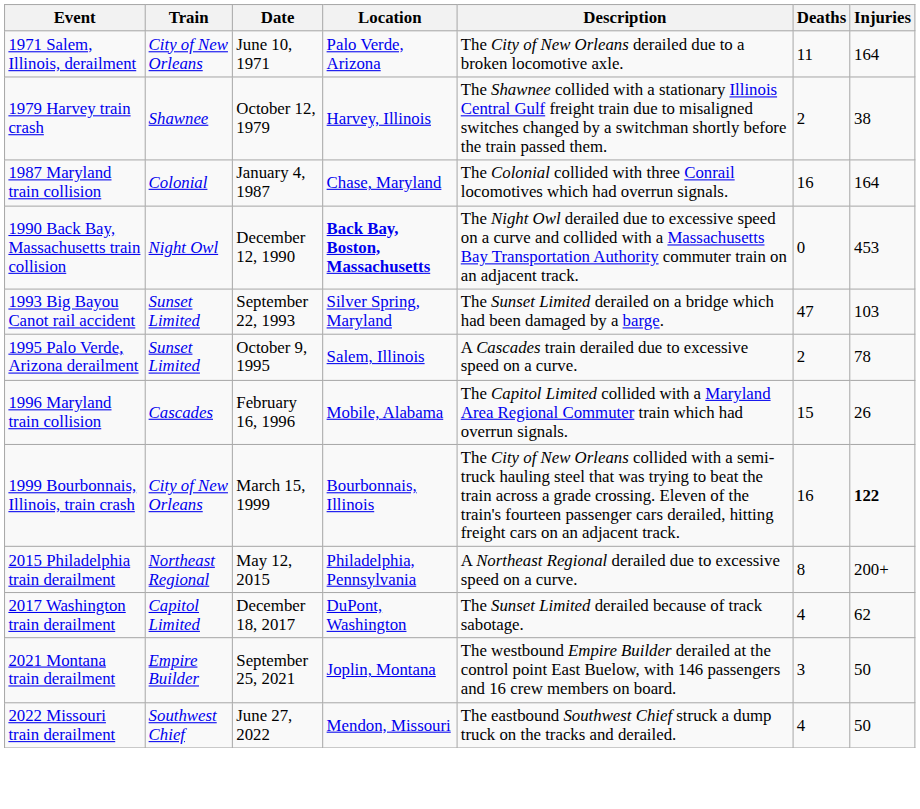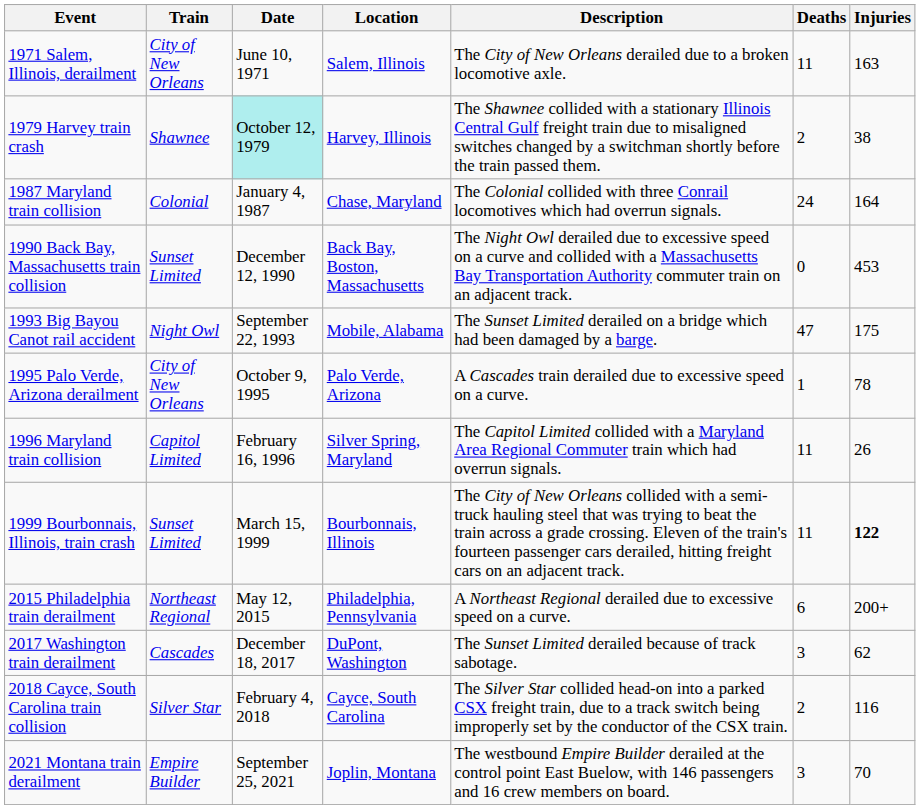(365, 53) Palo Verde, Arizona -> (376, 63) Salem, Illinois
(867, 53) 164 -> (867, 63) 163
(276, 118) no background -> (276, 137) paleturquoise background
(805, 182) 16 -> (805, 201) 24
(183, 247) Night Owl -> (175, 266) Sunset Limited
(378, 247) bold -> (375, 266) normal
(174, 311) Sunset Limited -> (184, 330) Night Owl
(373, 311) Silver Spring, Maryland -> (385, 330) Mobile, Alabama
(867, 311) 103 -> (867, 330) 175
(174, 357) Sunset Limited -> (177, 385) City of New Orleans
(376, 357) Salem, Illinois -> (365, 385) Palo Verde, Arizona
(801, 357) 2 -> (801, 385) 1
(181, 412) Cascades -> (175, 450) Capitol Limited
(385, 412) Mobile, Alabama -> (373, 450) Silver Spring, Maryland
(805, 412) 15 -> (805, 450) 11
(188, 495) City of New Orleans -> (175, 533) Sunset Limited
(805, 495) 16 -> (805, 533) 11
(801, 569) 8 -> (801, 607) 6
(174, 615) Capitol Limited -> (182, 652) Cascades
(801, 615) 4 -> (801, 652) 3
+ row: (72, 707)
(862, 670) 50 -> (862, 772) 70
- row: (62, 724)
